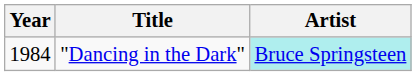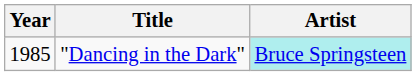(30, 53) 1984 -> (30, 53) 1985
